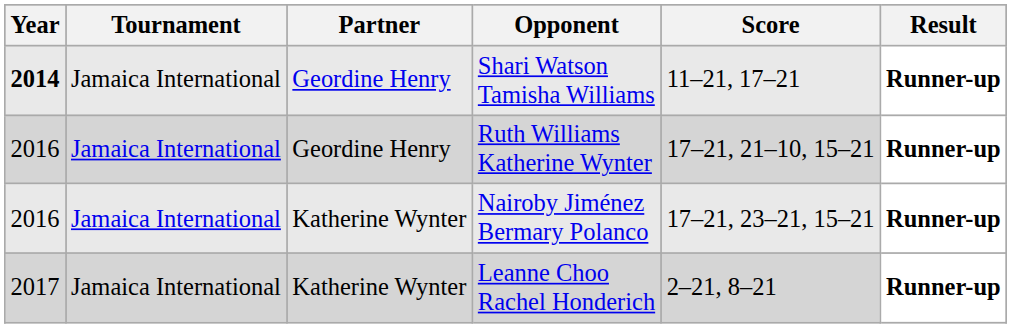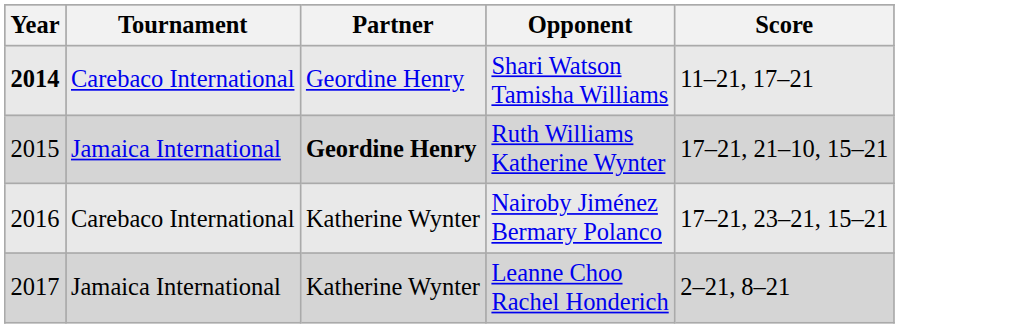- column: (943, 25)
(176, 79) Jamaica International -> (183, 79) Carebaco International
(35, 149) 2016 -> (35, 149) 2015
(372, 149) normal -> (391, 149) bold
(176, 218) Jamaica International -> (183, 218) Carebaco International
